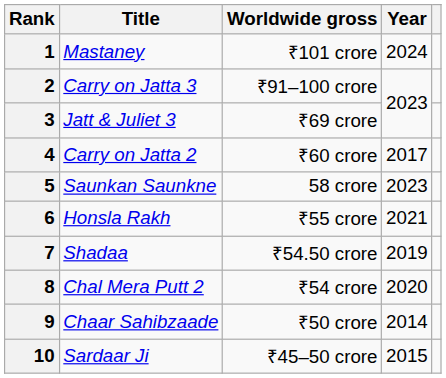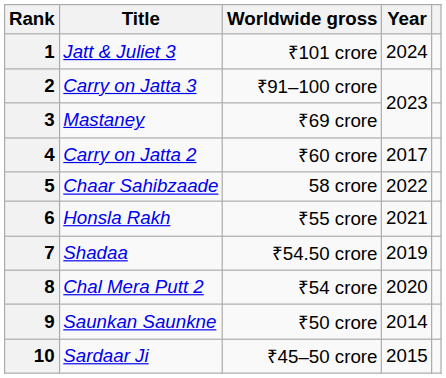(104, 51) Mastaney -> (119, 51) Jatt & Juliet 3
(119, 120) Jatt & Juliet 3 -> (104, 120) Mastaney
(140, 186) Saunkan Saunkne -> (141, 186) Chaar Sahibzaade
(407, 186) 2023 -> (407, 186) 2022
(141, 321) Chaar Sahibzaade -> (140, 321) Saunkan Saunkne
